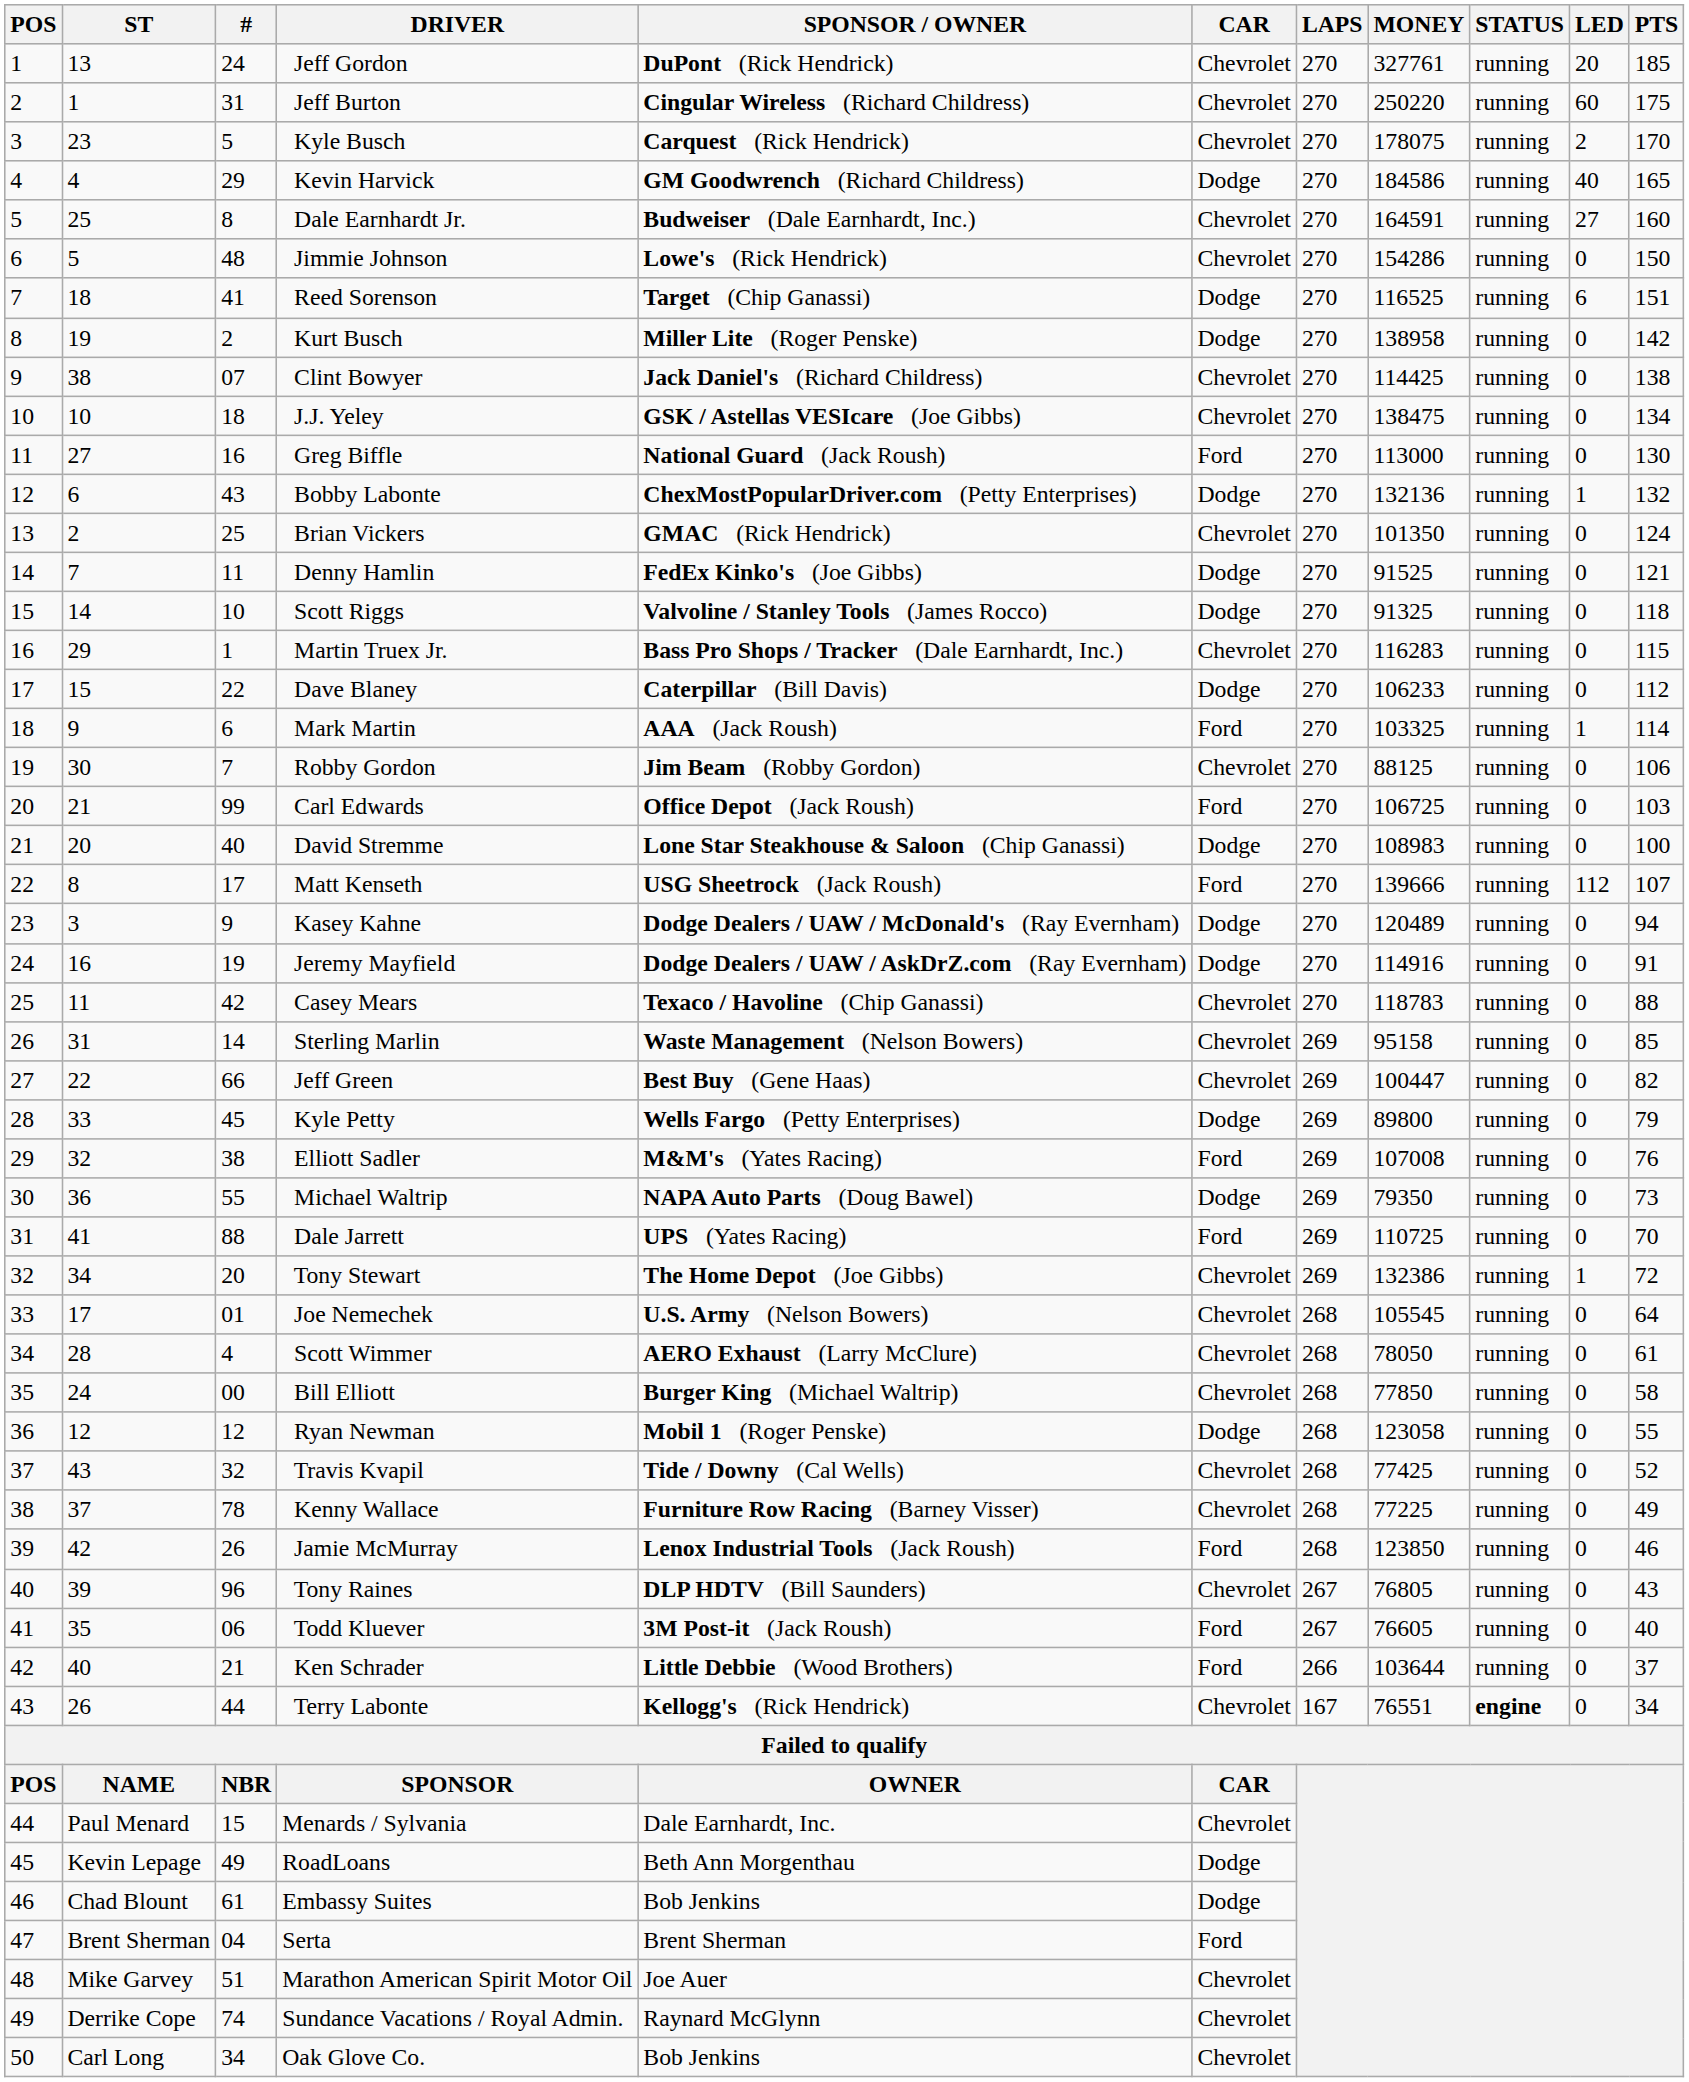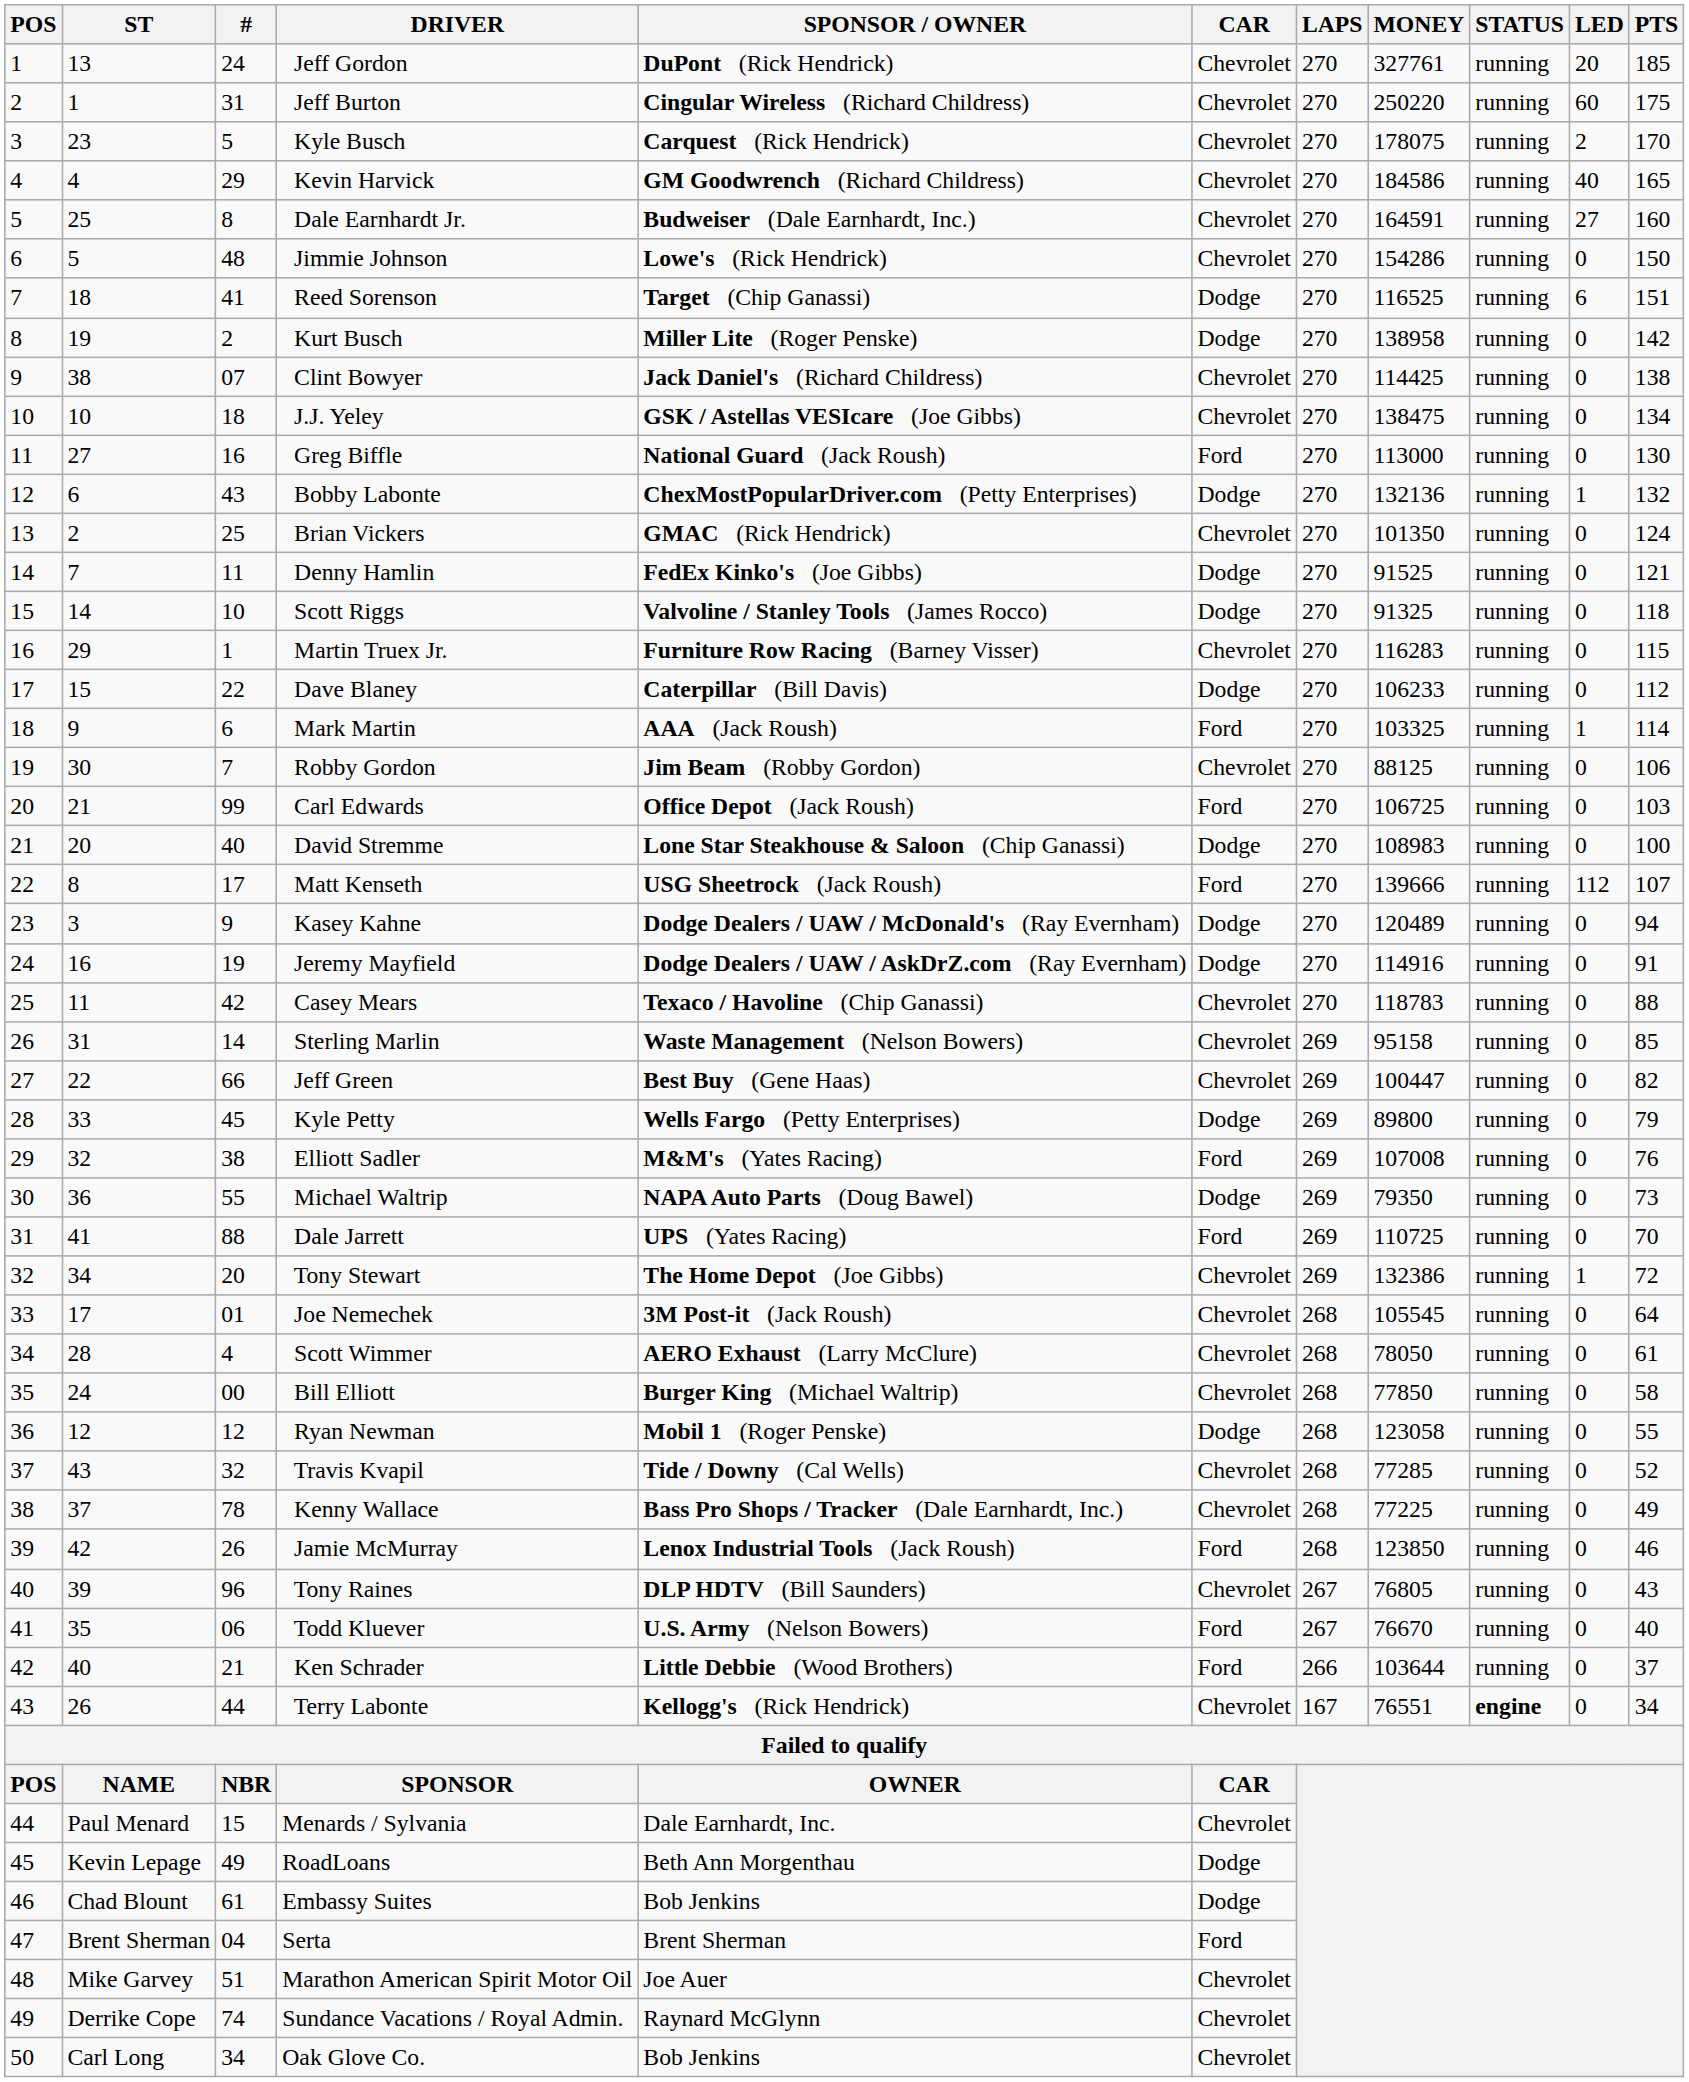(1229, 180) Dodge -> (1244, 180) Chevrolet
(883, 649) Bass Pro Shops / Tracker (Dale Earnhardt, Inc.) -> (841, 649) Furniture Row Racing (Barney Visser)
(786, 1314) U.S. Army (Nelson Bowers) -> (767, 1314) 3M Post-it (Jack Roush)
(1403, 1470) 77425 -> (1403, 1470) 77285
(841, 1509) Furniture Row Racing (Barney Visser) -> (883, 1509) Bass Pro Shops / Tracker (Dale Earnhardt, Inc.)
(767, 1627) 3M Post-it (Jack Roush) -> (786, 1627) U.S. Army (Nelson Bowers)
(1403, 1627) 76605 -> (1403, 1627) 76670
